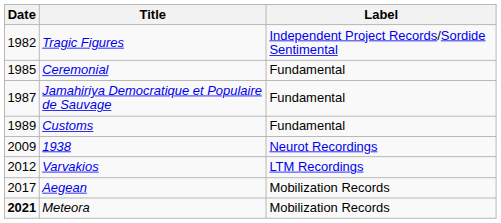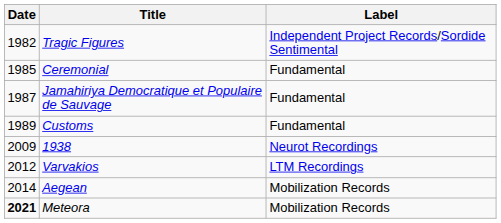(22, 187) 2017 -> (22, 187) 2014
